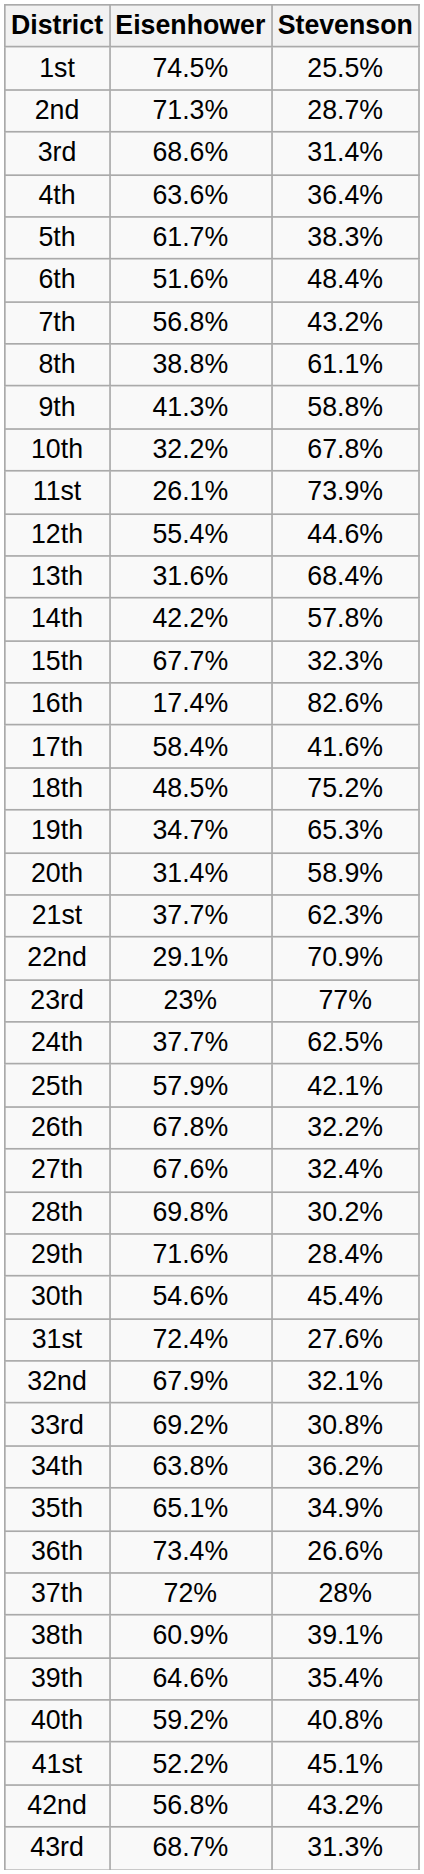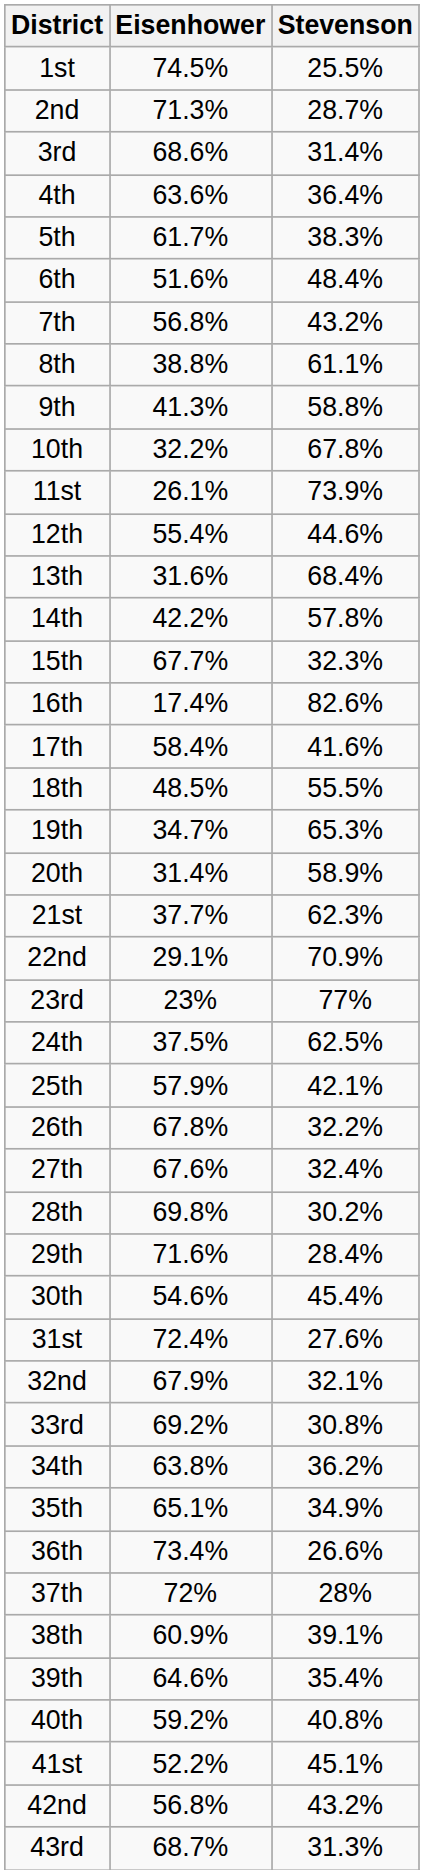(345, 788) 75.2% -> (345, 788) 55.5%
(190, 1042) 37.7% -> (190, 1042) 37.5%
